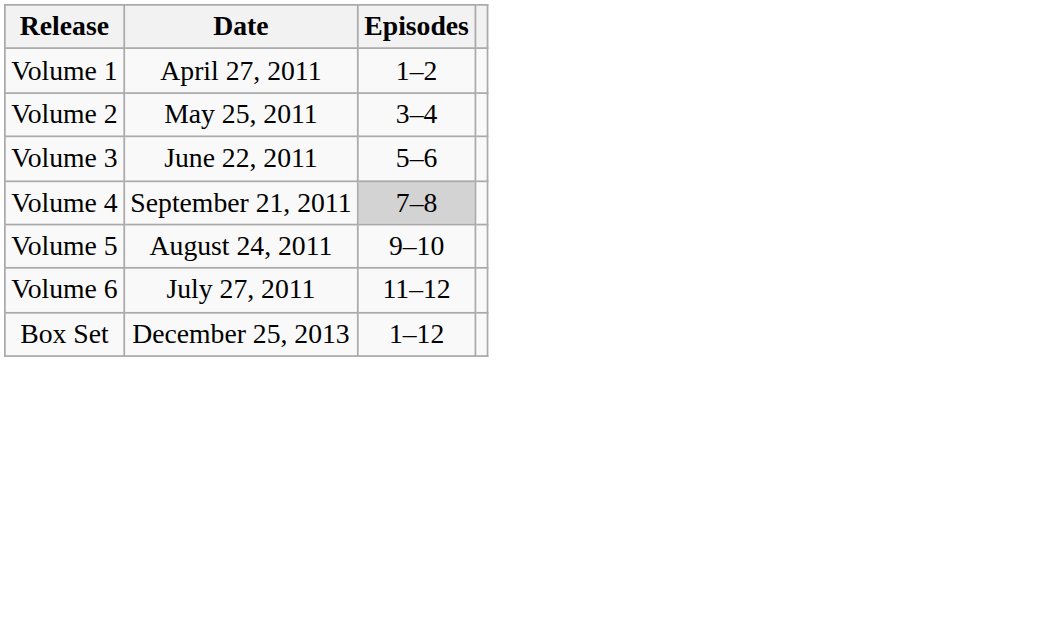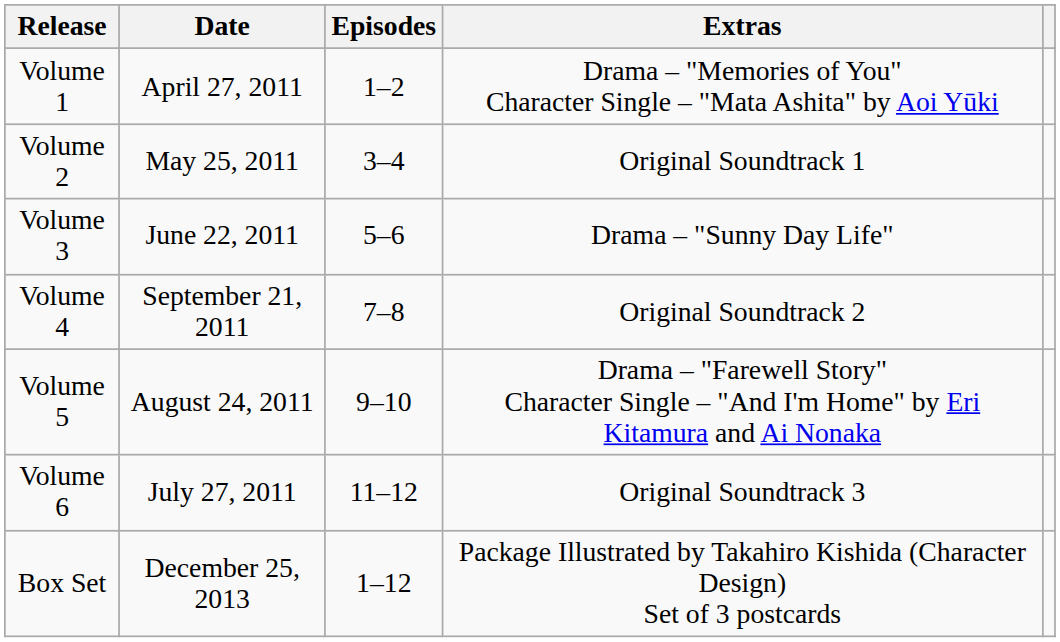+ column: (742, 26)
(417, 202) lightgrey background -> (384, 311) no background
